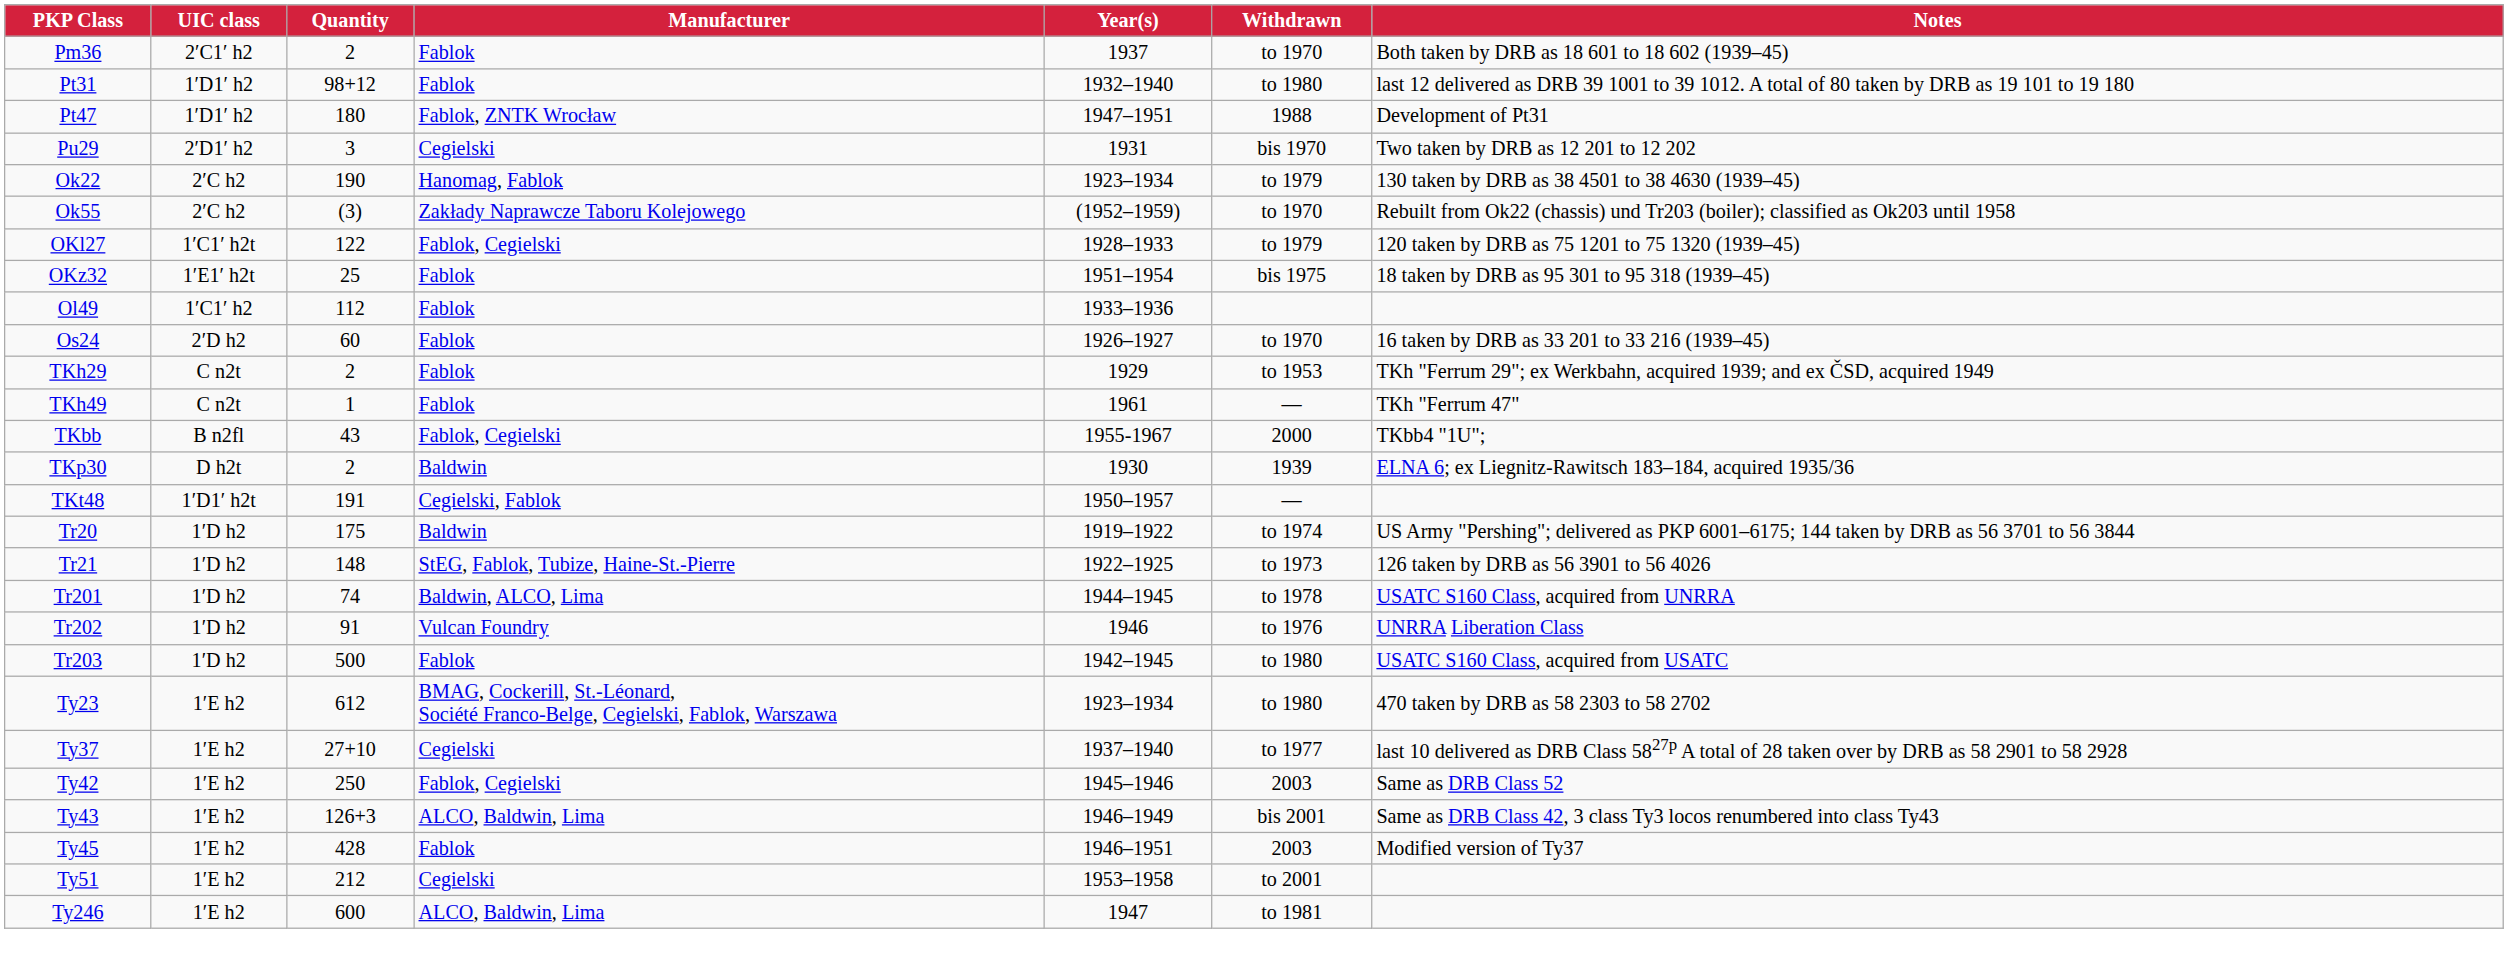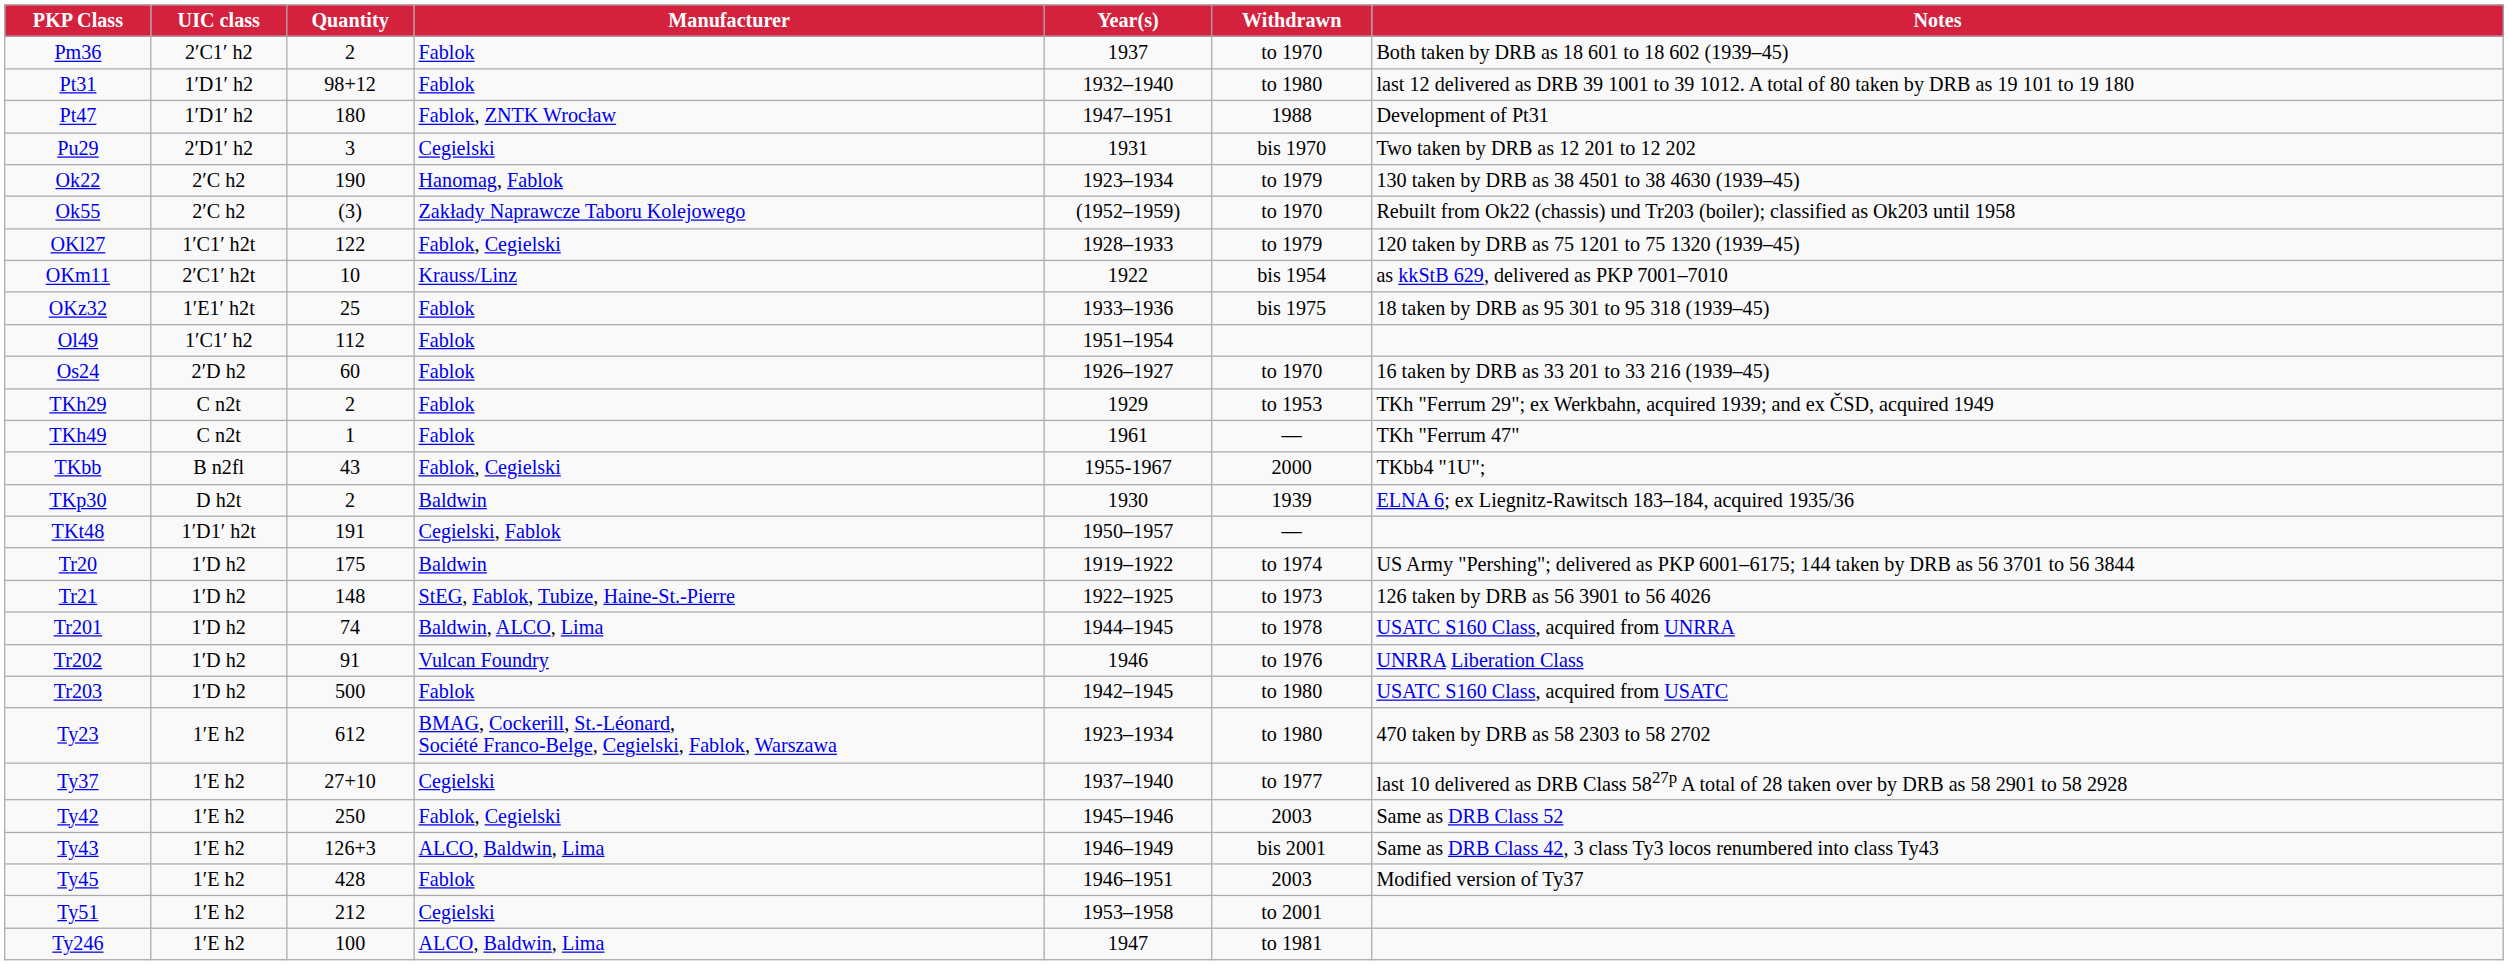+ row: (78, 276)
(1128, 276) 1951–1954 -> (1128, 308) 1933–1936
(1128, 308) 1933–1936 -> (1128, 340) 1951–1954
(350, 911) 600 -> (350, 943) 100
